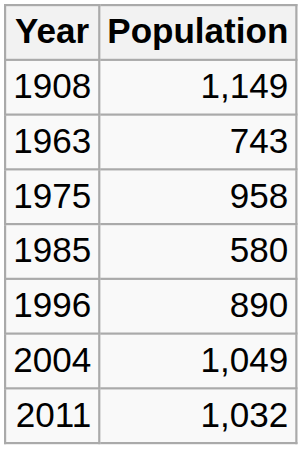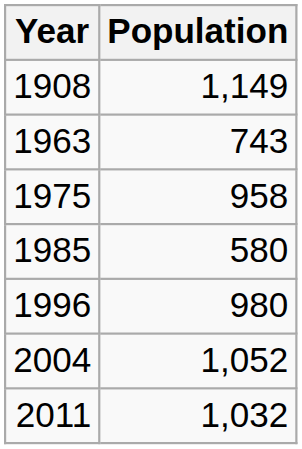(259, 305) 890 -> (259, 305) 980
(244, 360) 1,049 -> (244, 360) 1,052
